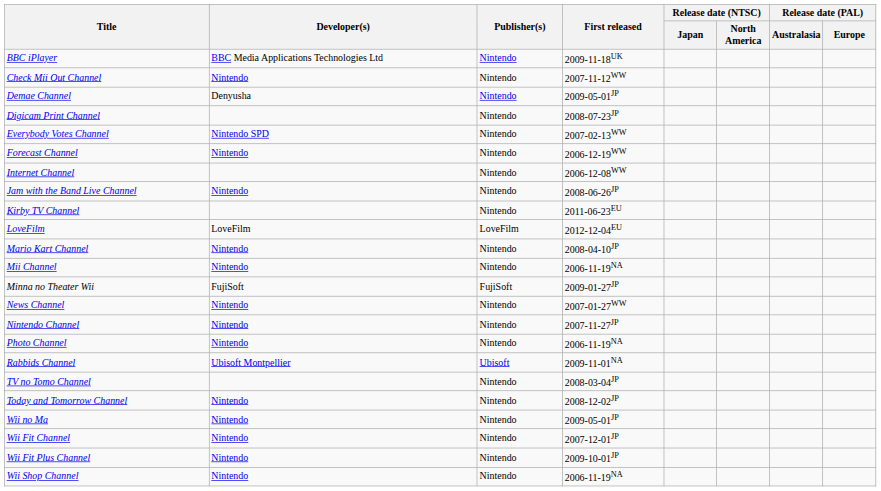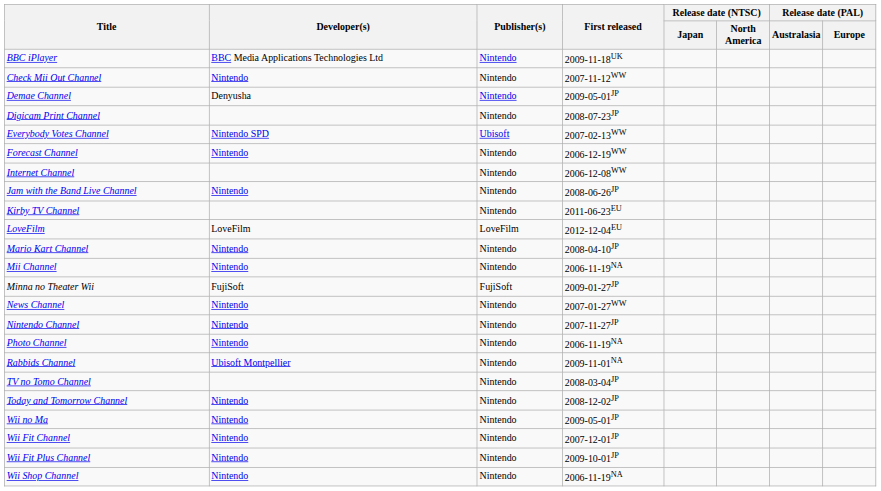(498, 134) Nintendo -> (495, 134) Ubisoft
(495, 363) Ubisoft -> (498, 363) Nintendo
